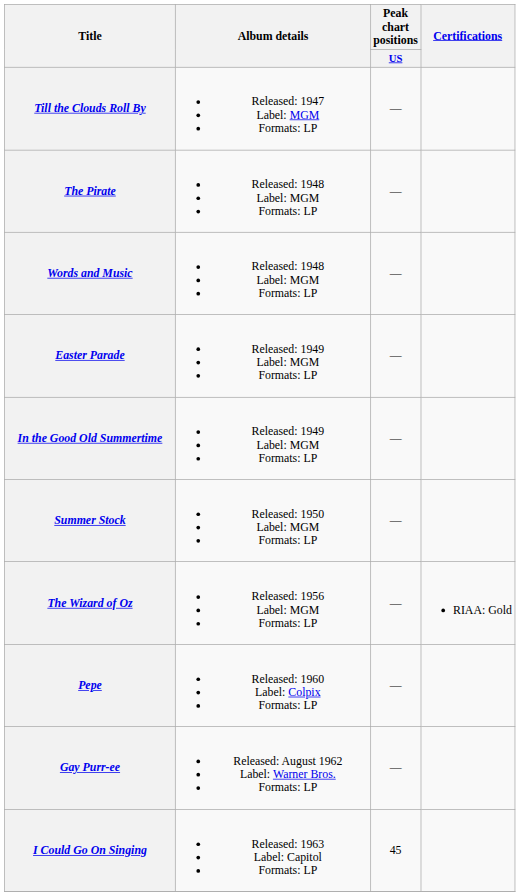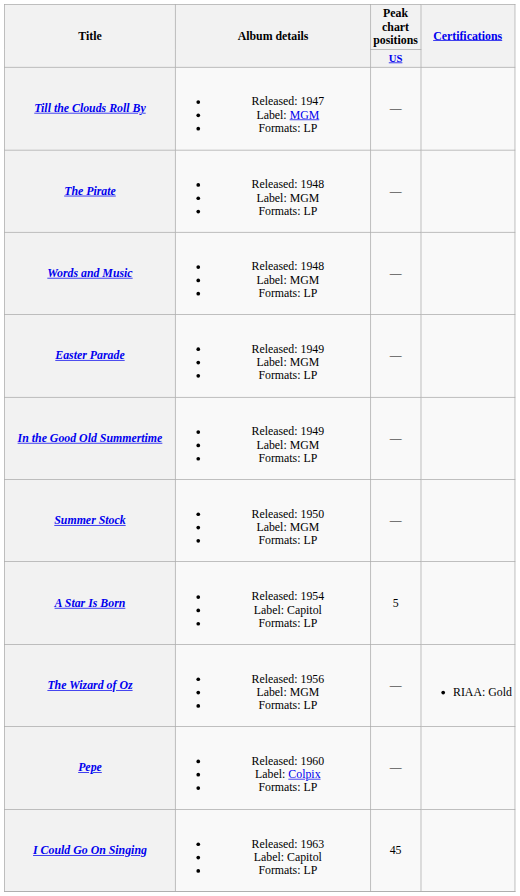+ row: (90, 603)
- row: (90, 768)
